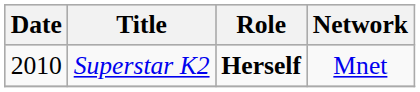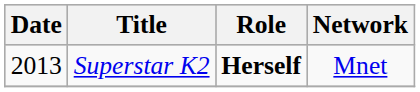(36, 65) 2010 -> (36, 65) 2013
